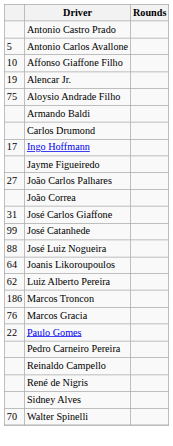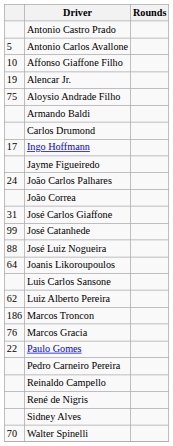(12, 180) 27 -> (12, 180) 24
+ row: (69, 281)
